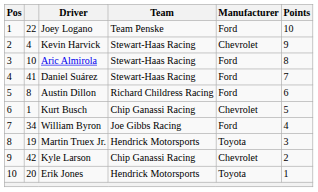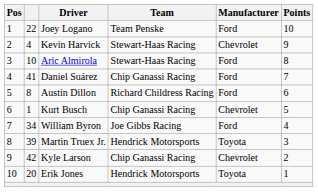(153, 76) Stewart-Haas Racing -> (153, 76) Chip Ganassi Racing
(31, 141) 19 -> (31, 141) 39
